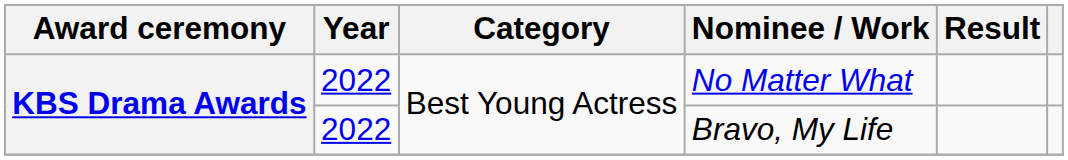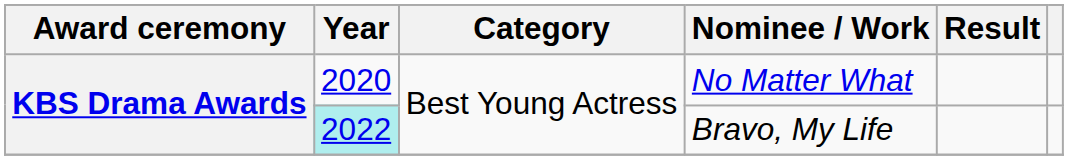(356, 79) 2022 -> (356, 79) 2020
(356, 129) no background -> (356, 129) paleturquoise background
